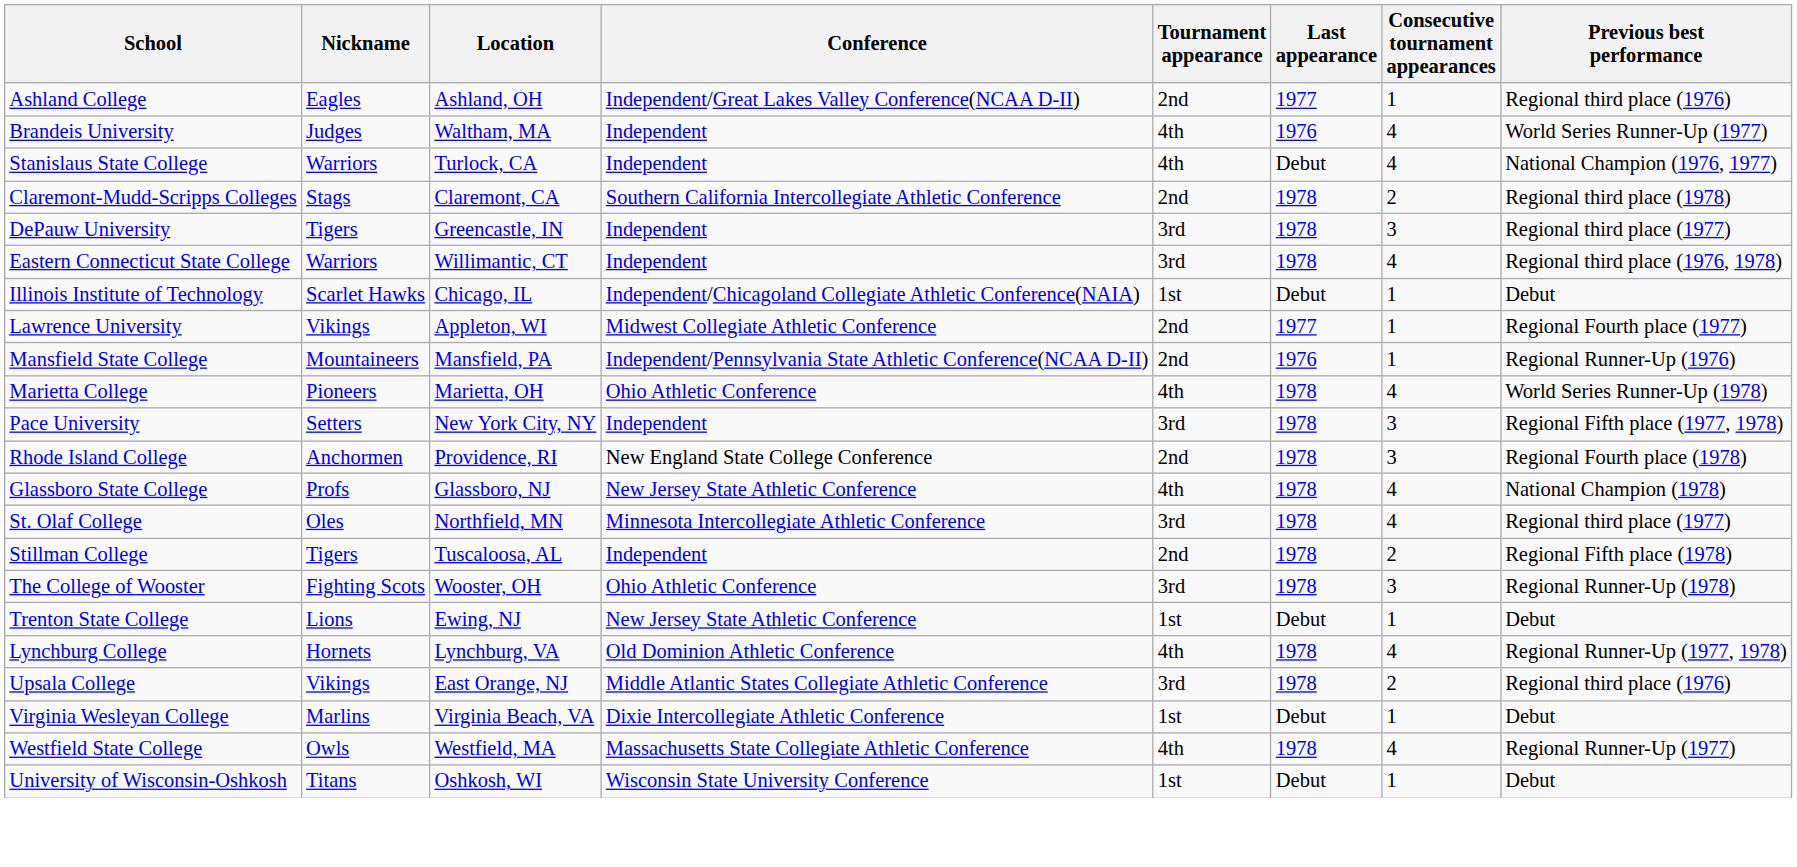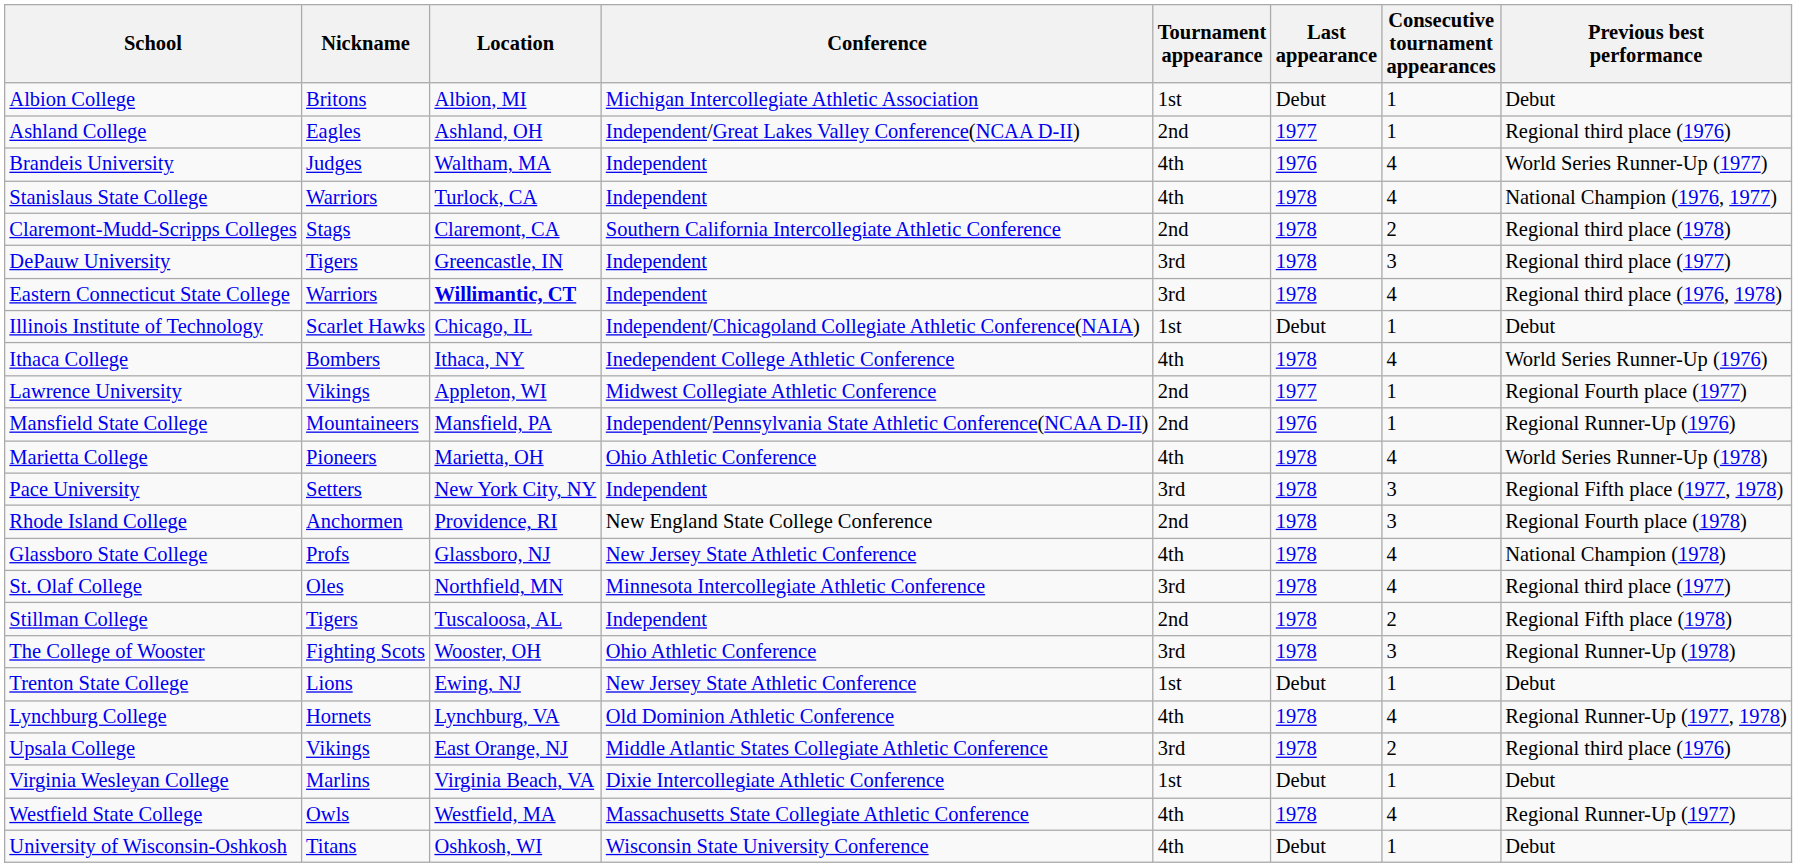+ row: (72, 99)
(1301, 164) Debut -> (1296, 196) 1978
(501, 261) normal -> (505, 294) bold
+ row: (69, 359)
(1170, 781) 1st -> (1171, 846) 4th
